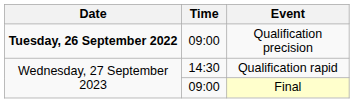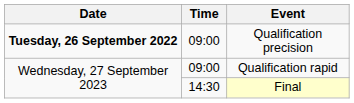(204, 68) 14:30 -> (204, 68) 09:00
(204, 87) 09:00 -> (204, 87) 14:30
